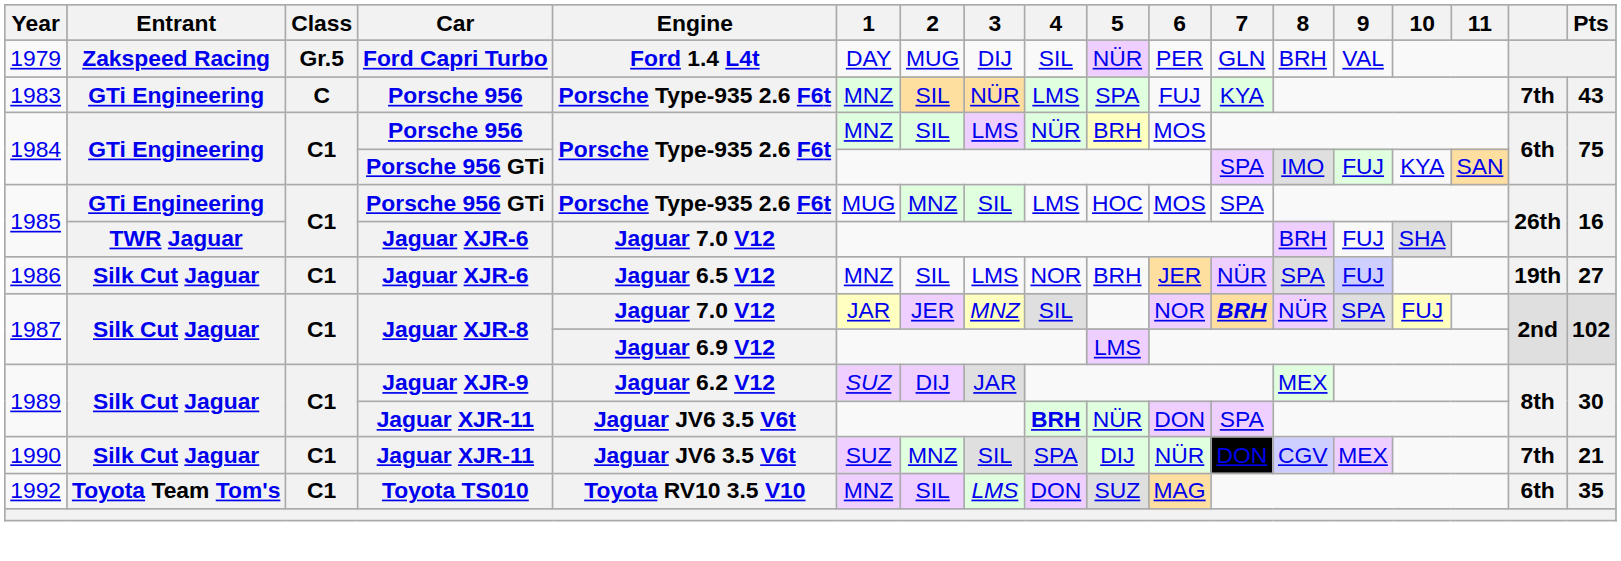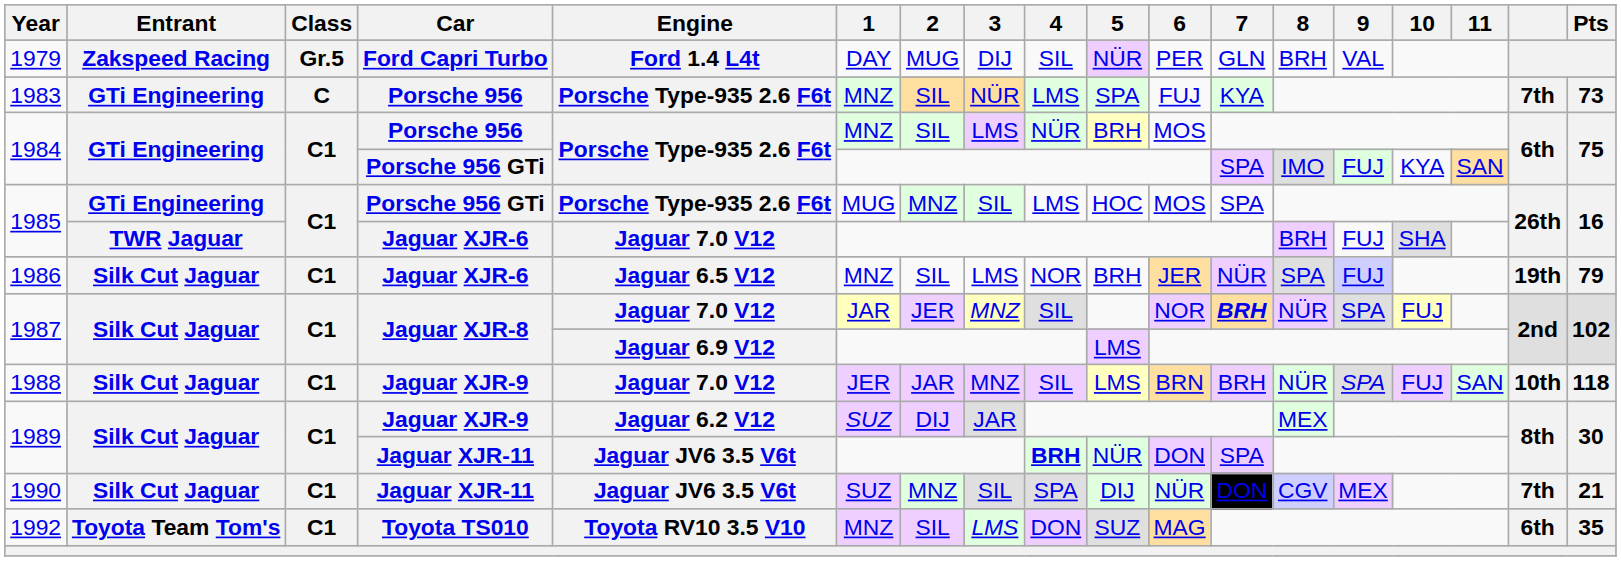(1591, 94) 43 -> (1591, 94) 73
(1591, 275) 27 -> (1591, 275) 79
+ row: (36, 383)
